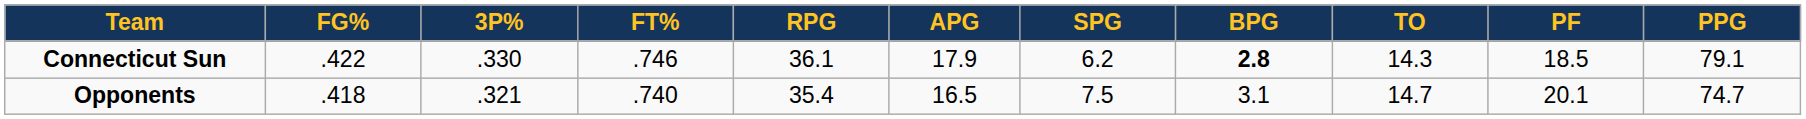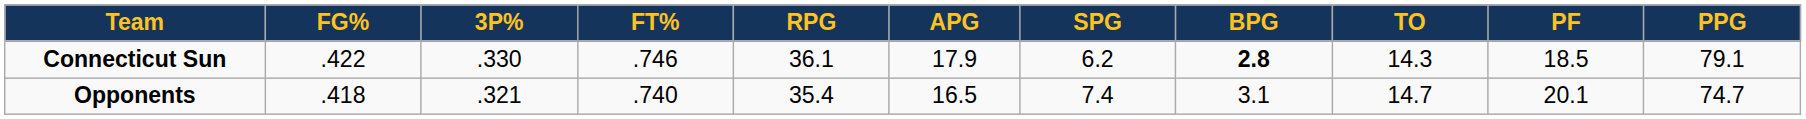(1098, 95) 7.5 -> (1098, 95) 7.4
